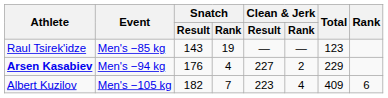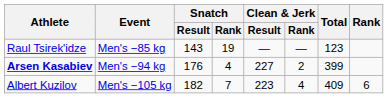(334, 67) 229 -> (334, 67) 399
